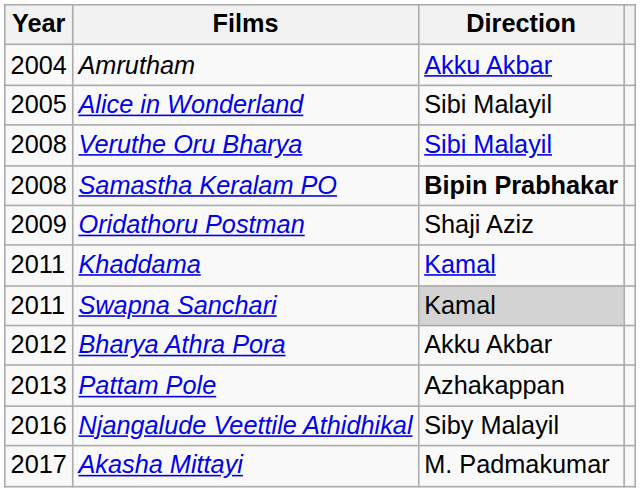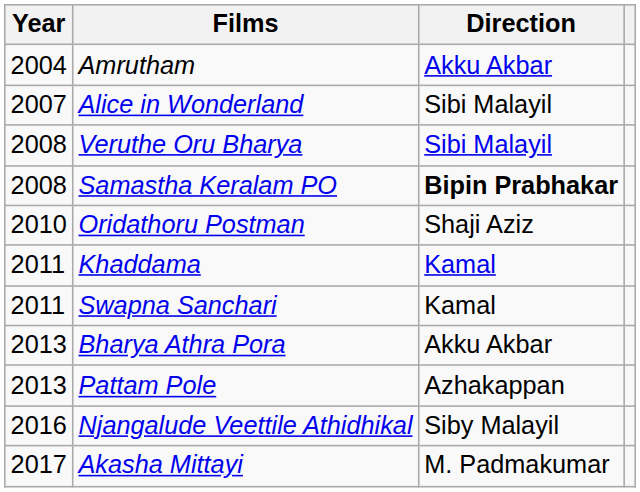(39, 104) 2005 -> (39, 104) 2007
(39, 225) 2009 -> (39, 225) 2010
(460, 305) lightgrey background -> (460, 305) no background
(39, 345) 2012 -> (39, 345) 2013
